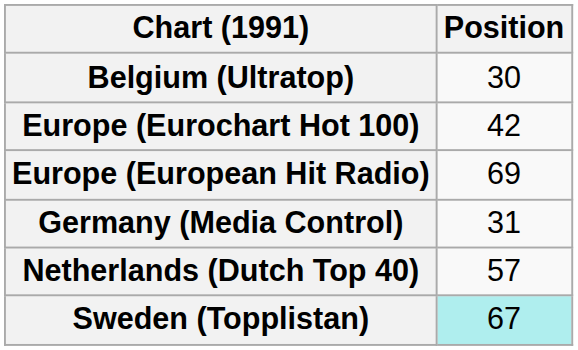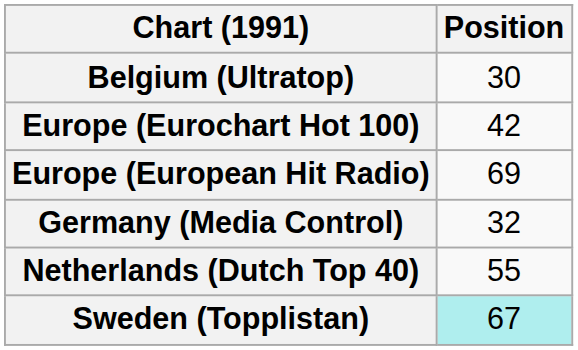(504, 222) 31 -> (504, 222) 32
(504, 271) 57 -> (504, 271) 55
